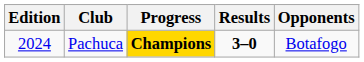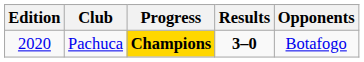(34, 43) 2024 -> (34, 43) 2020
